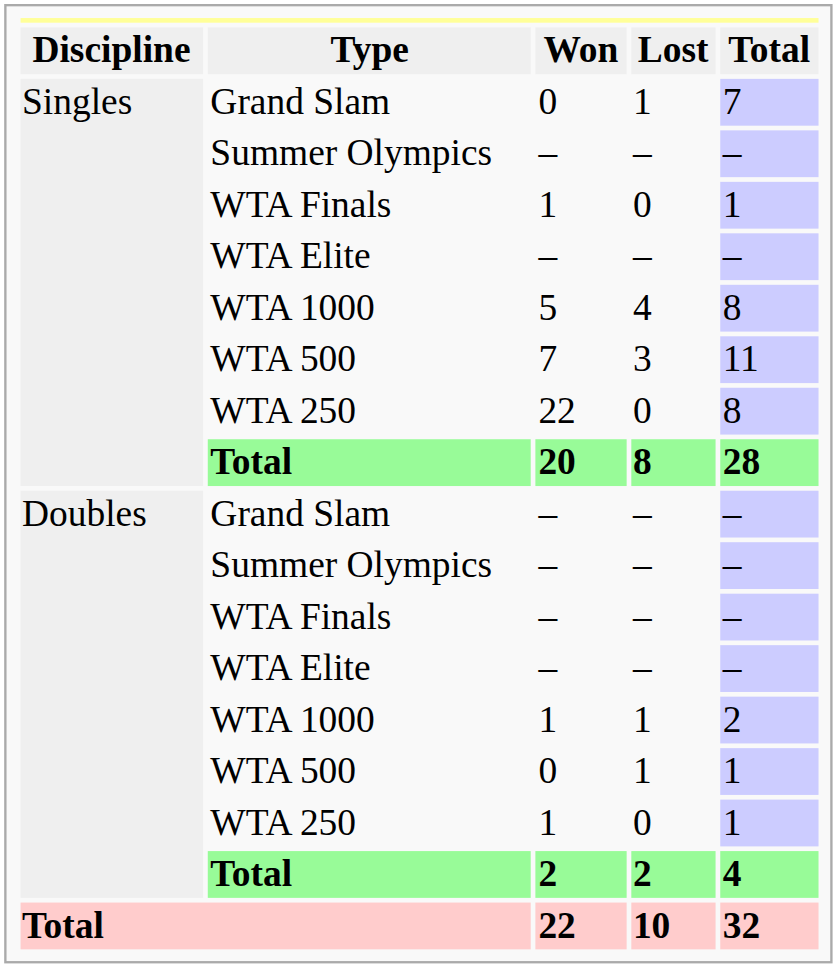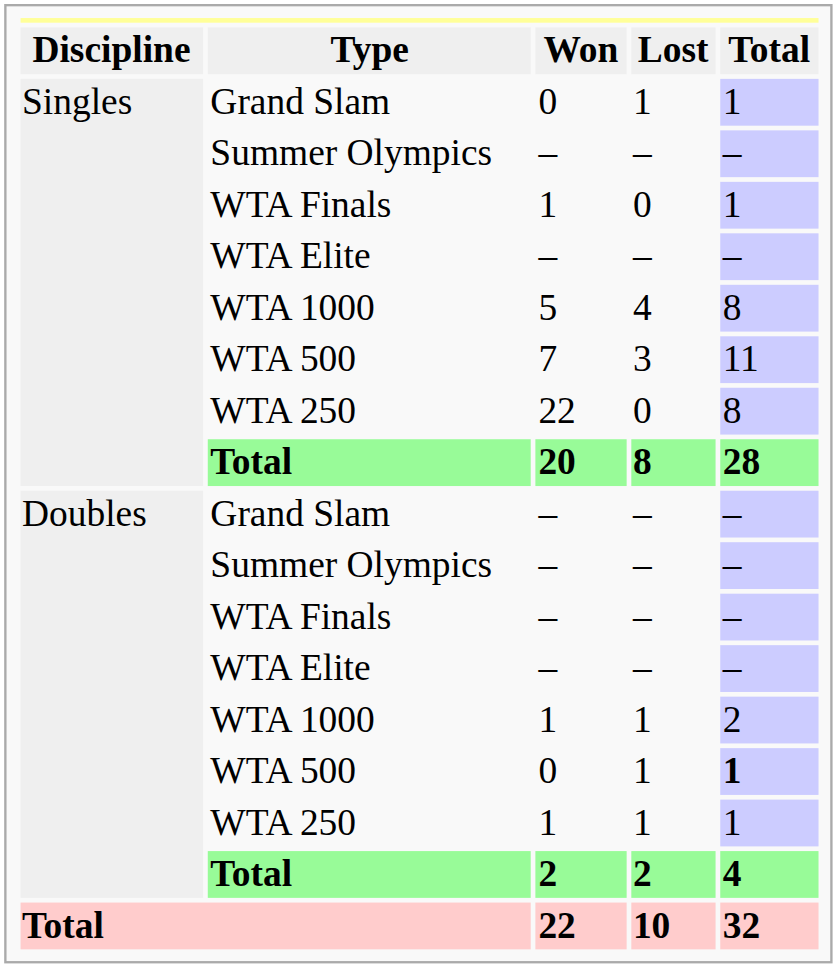(732, 102) 7 -> (732, 102) 1
(732, 771) normal -> (732, 771) bold
(642, 822) 0 -> (642, 822) 1
